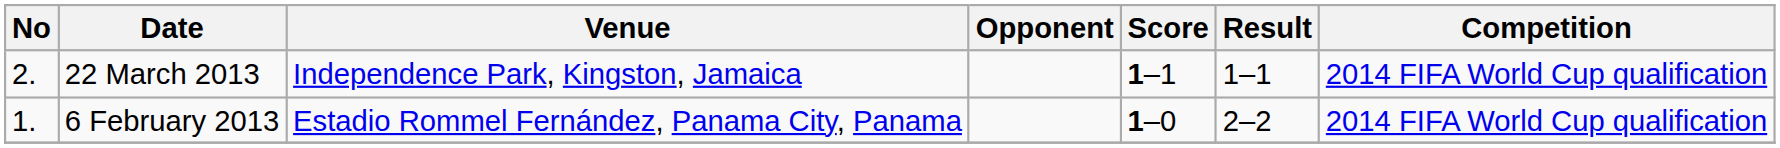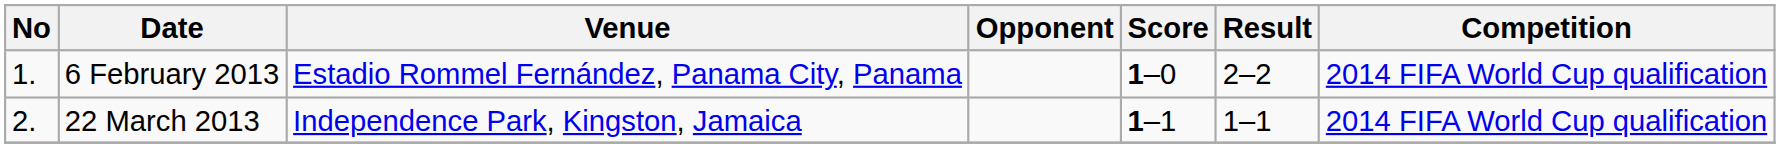rows swapped: (172, 120) <-> (162, 74)
